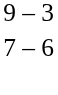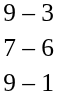+ row: (29, 83)
